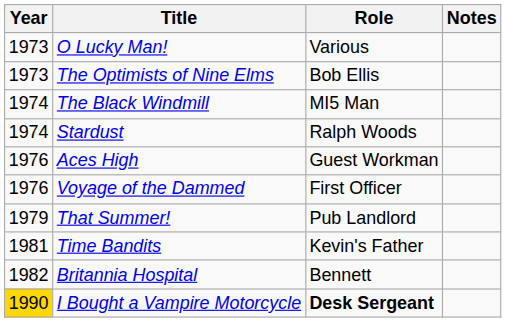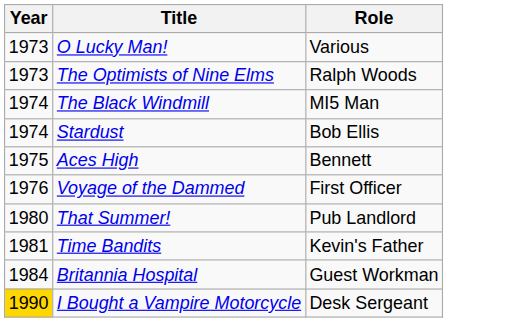- column: (472, 18)
(344, 75) Bob Ellis -> (363, 75) Ralph Woods
(363, 132) Ralph Woods -> (344, 132) Bob Ellis
(29, 160) 1976 -> (29, 160) 1975
(374, 160) Guest Workman -> (340, 160) Bennett
(29, 217) 1979 -> (29, 217) 1980
(29, 274) 1982 -> (29, 274) 1984
(340, 274) Bennett -> (374, 274) Guest Workman
(372, 302) bold -> (369, 302) normal
